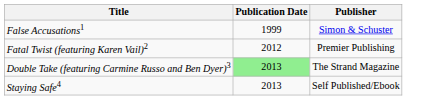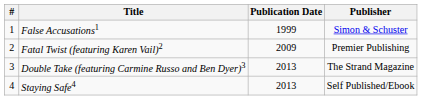+ column: (12, 12)
(271, 48) 2012 -> (286, 48) 2009
(271, 67) lightgreen background -> (286, 67) no background
